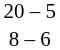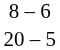rows swapped: (30, 39) <-> (30, 10)
